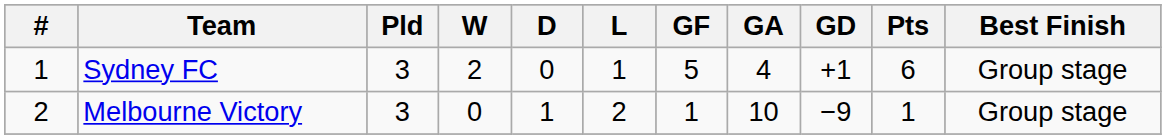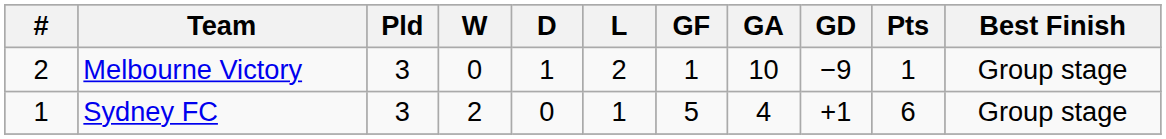rows swapped: (151, 69) <-> (193, 112)
